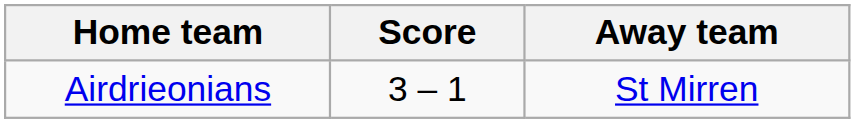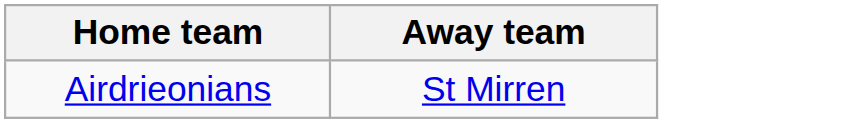- column: (427, 32)
